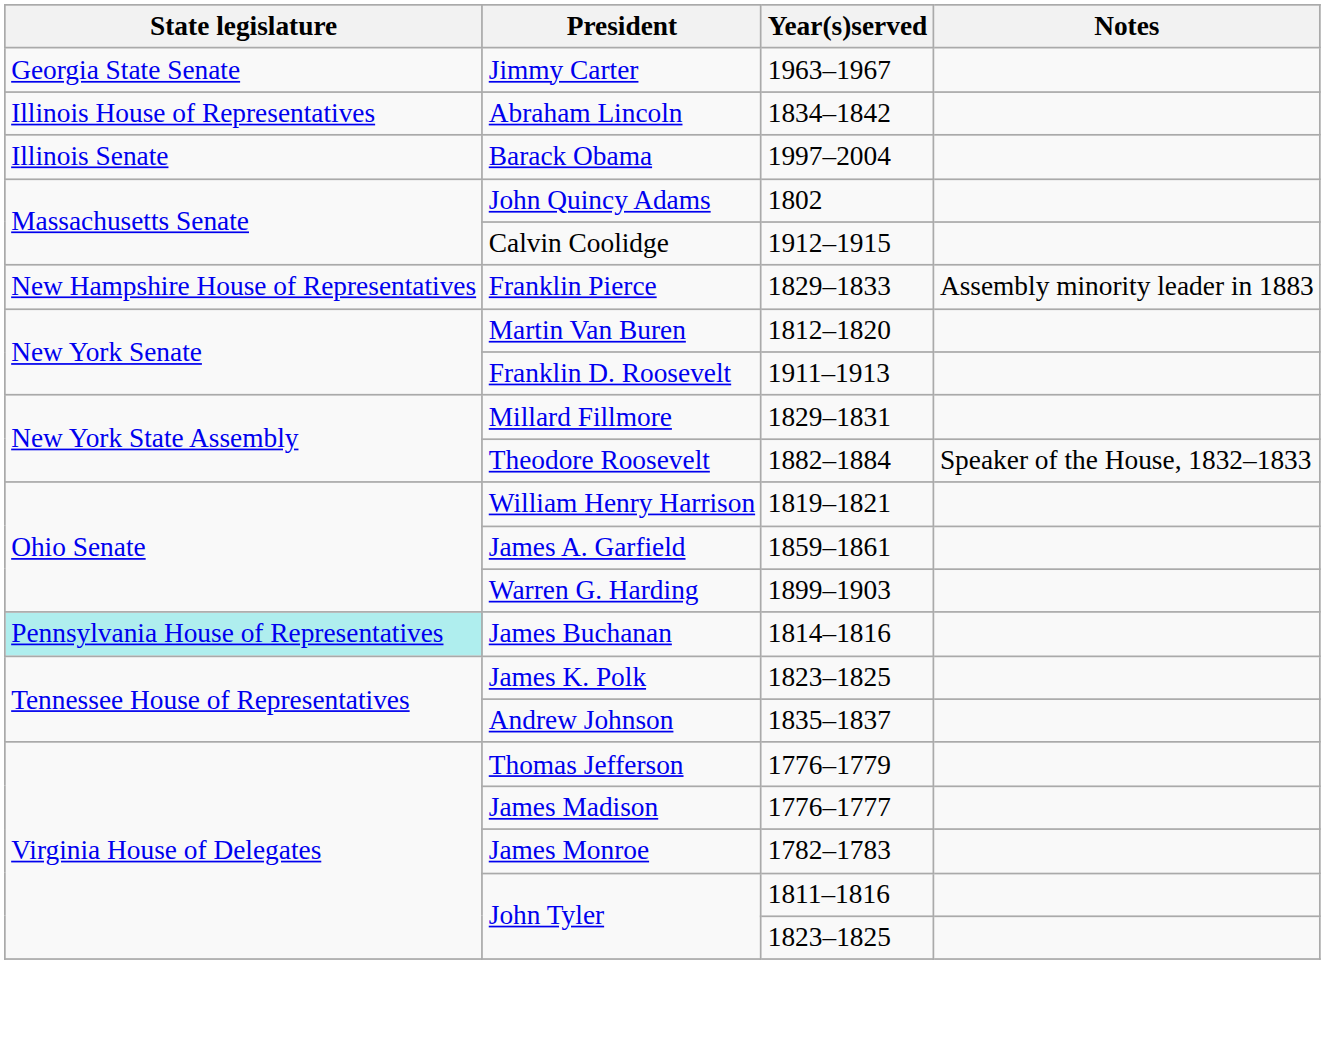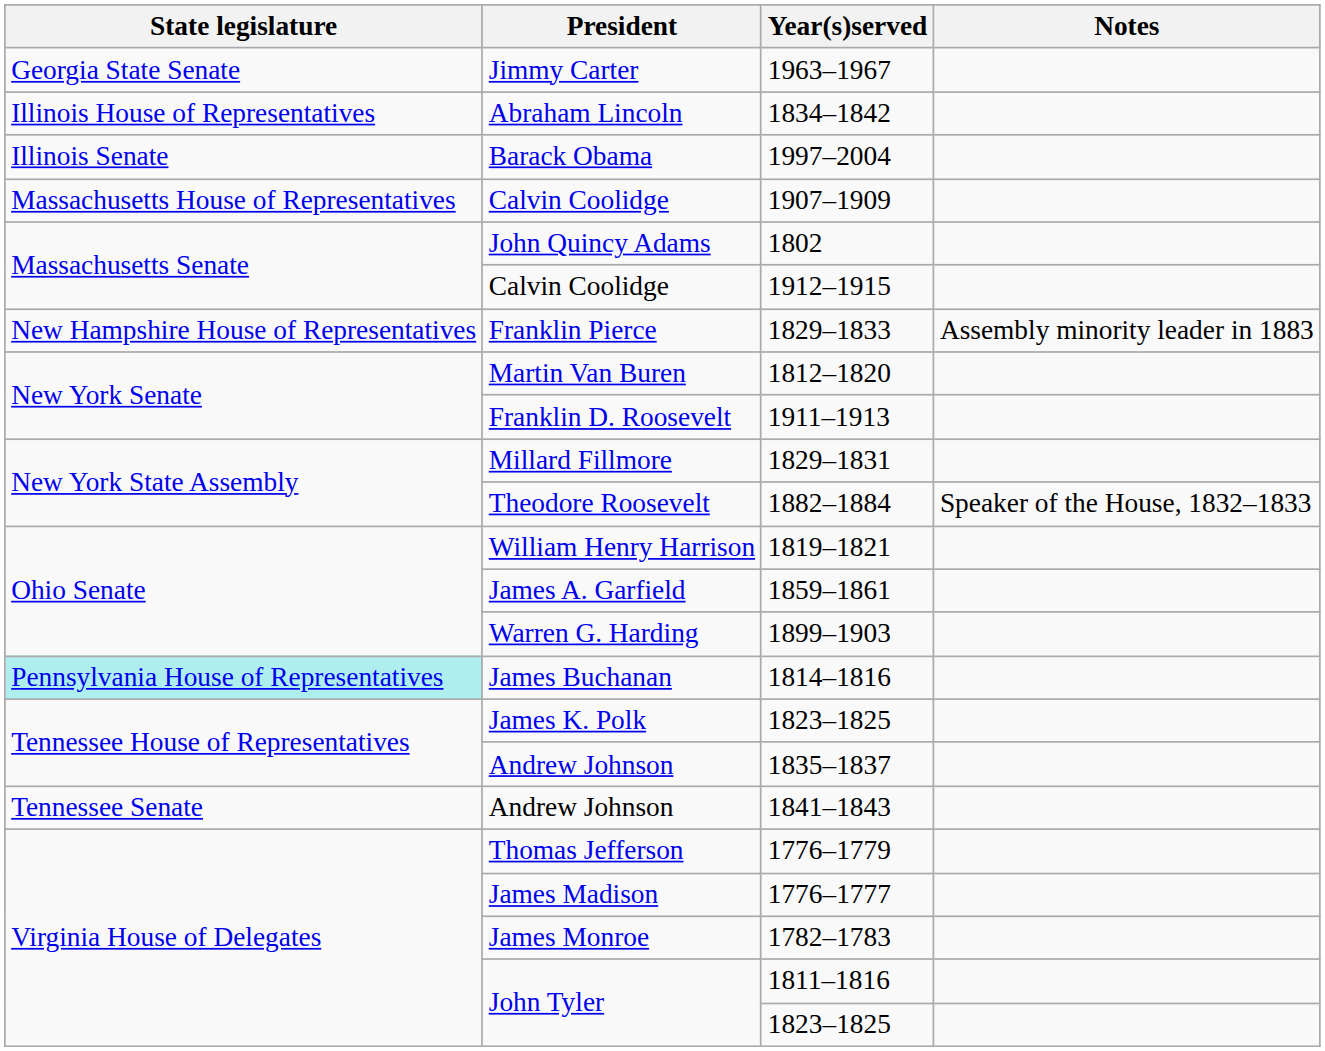+ row: (579, 199)
+ row: (581, 807)
